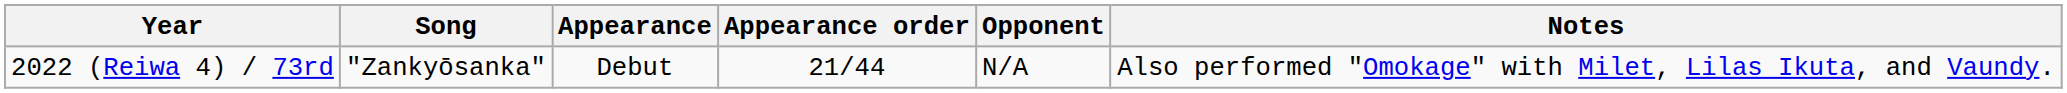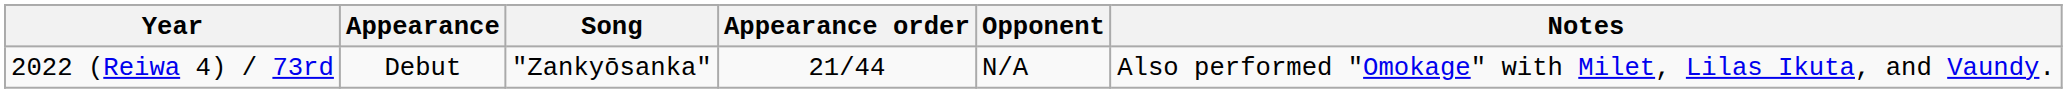columns swapped: (635, 26) <-> (446, 26)
